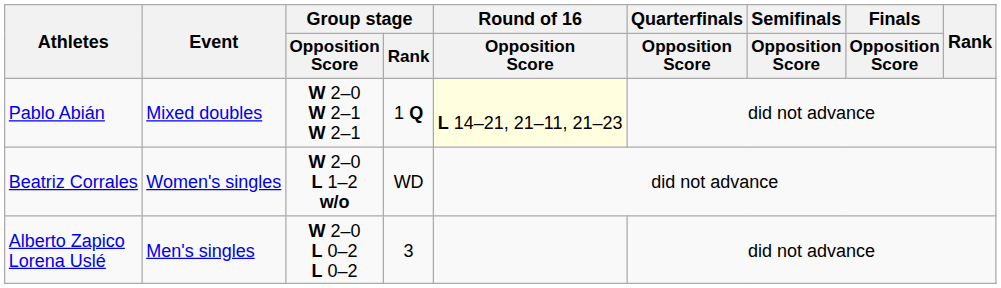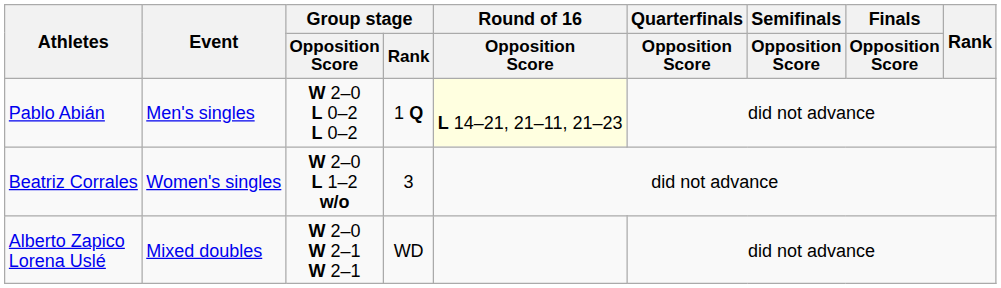(204, 113) Mixed doubles -> (200, 113) Men's singles
(335, 113) W 2–0 W 2–1 W 2–1 -> (335, 113) W 2–0 L 0–2 L 0–2
(409, 182) WD -> (409, 182) 3
(200, 250) Men's singles -> (204, 250) Mixed doubles
(335, 250) W 2–0 L 0–2 L 0–2 -> (335, 250) W 2–0 W 2–1 W 2–1
(409, 250) 3 -> (409, 250) WD
